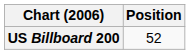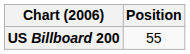(154, 37) 52 -> (154, 37) 55
